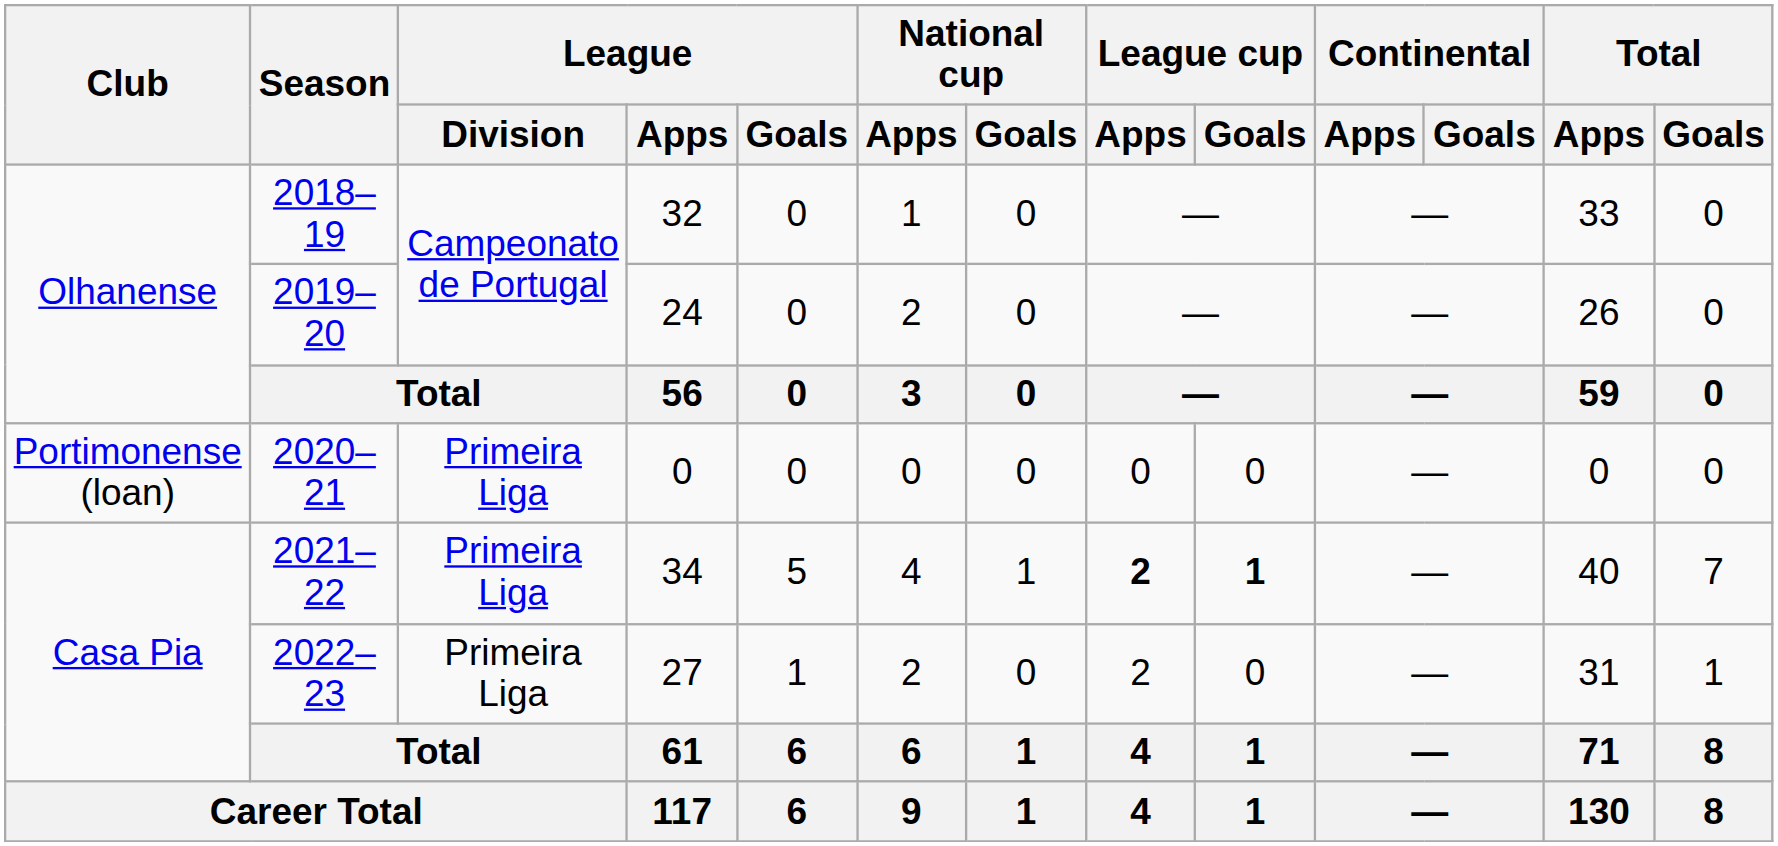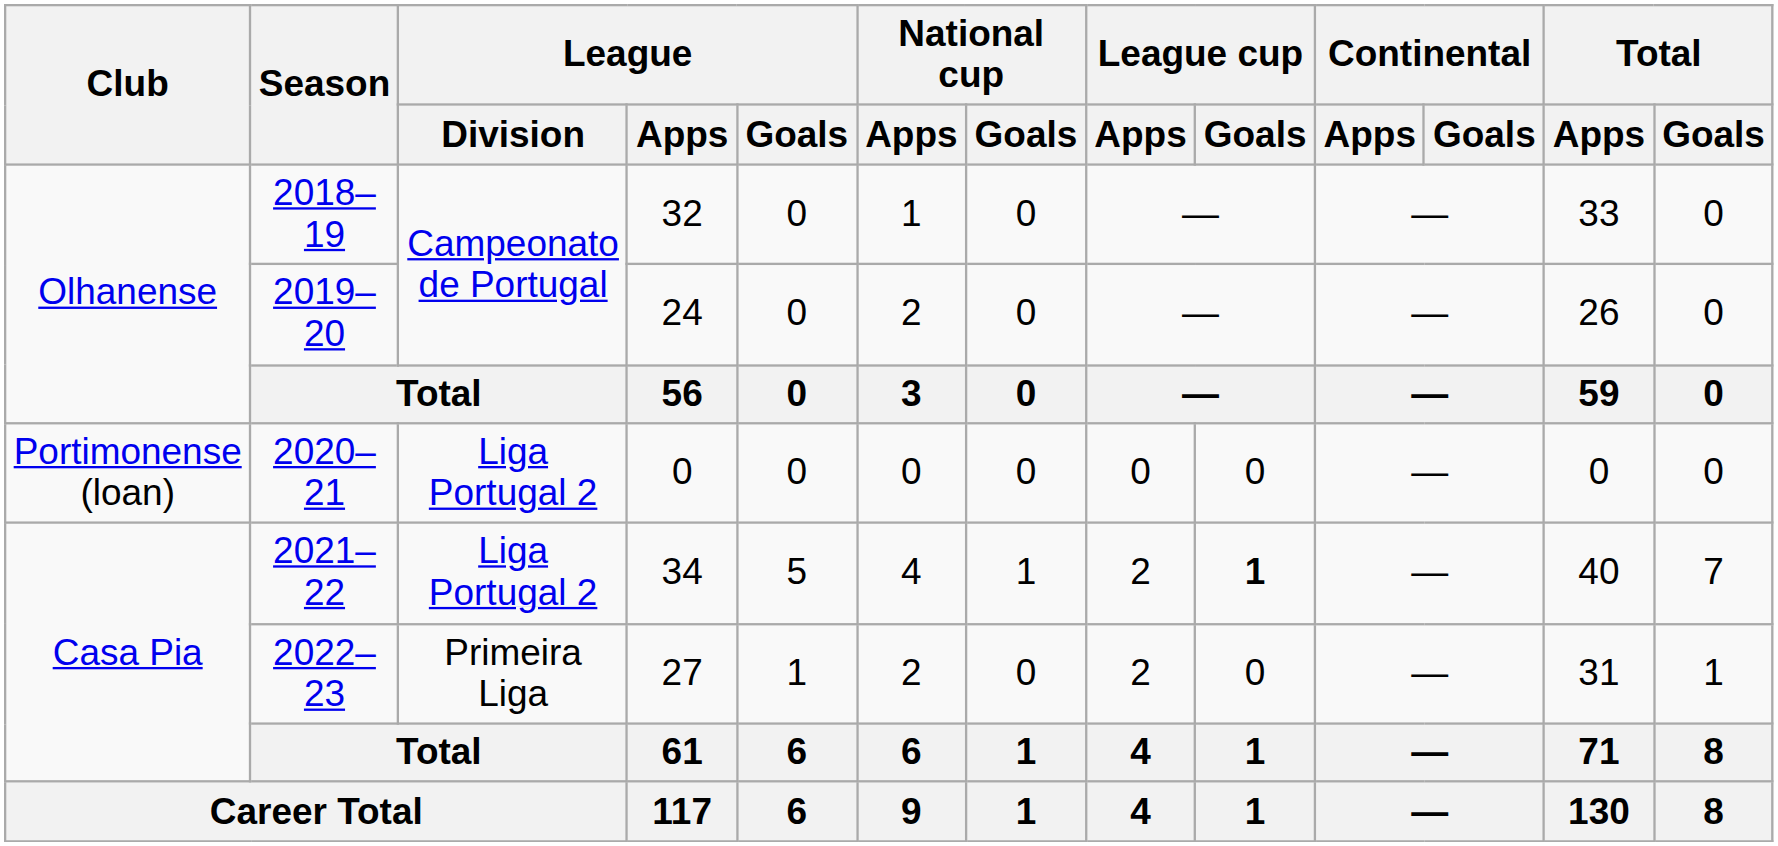(513, 472) Primeira Liga -> (513, 472) Liga Portugal 2
(513, 572) Primeira Liga -> (513, 572) Liga Portugal 2
(1141, 572) bold -> (1141, 572) normal
